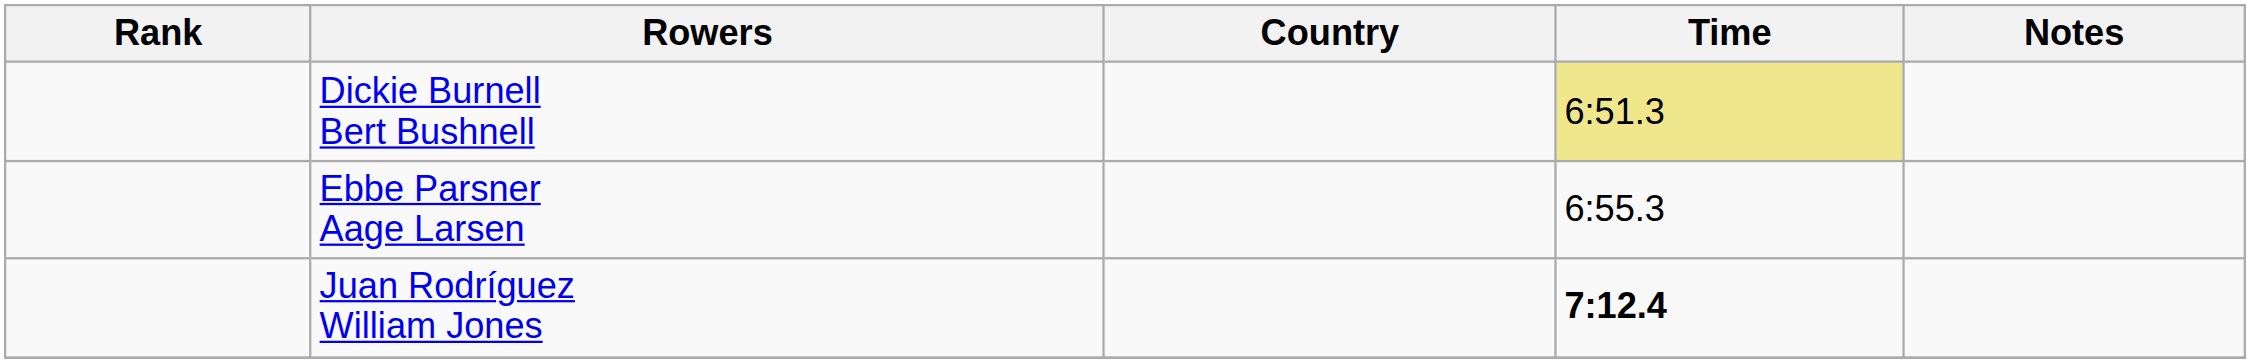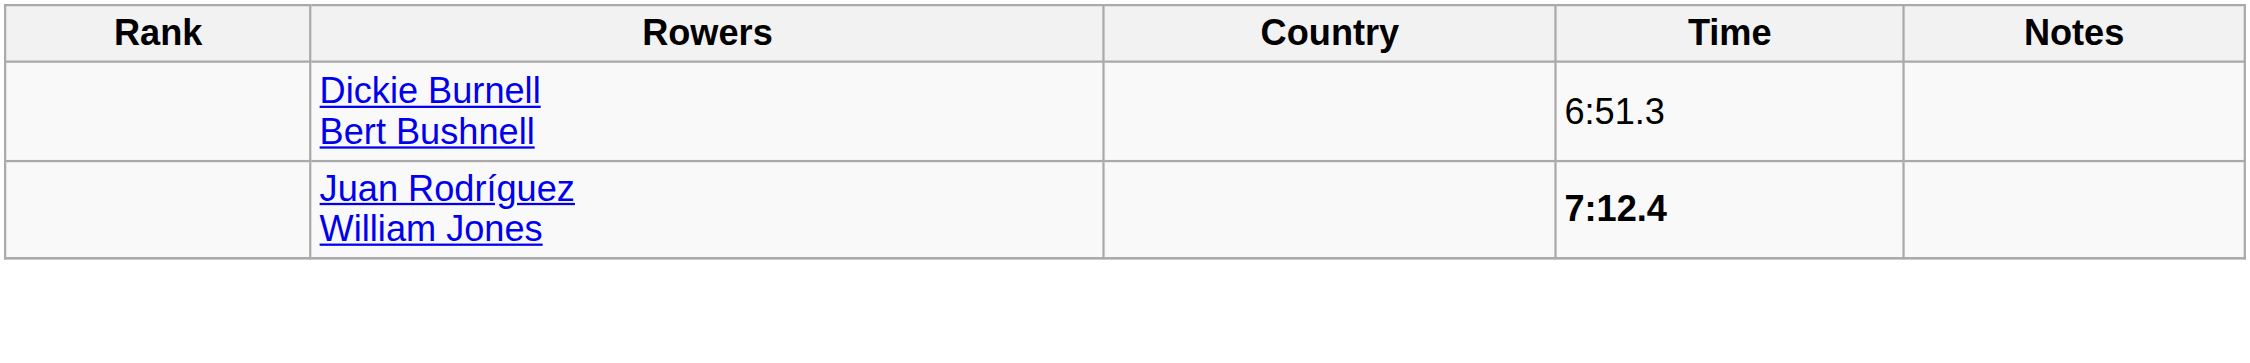(1615, 110) khaki background -> (1615, 110) no background
- row: (430, 208)
